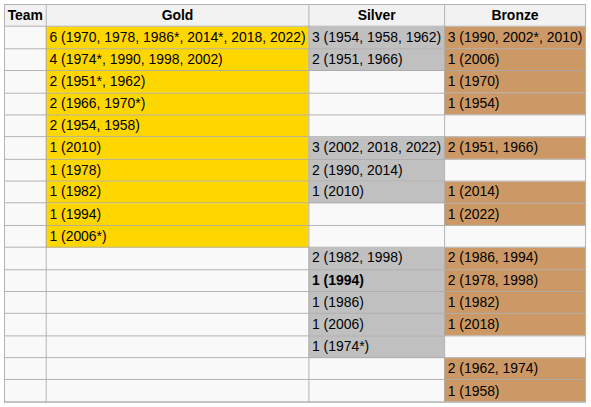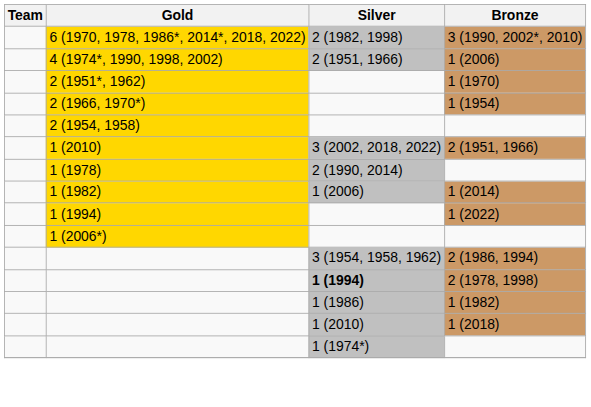(377, 37) 3 (1954, 1958, 1962) -> (357, 37) 2 (1982, 1998)
(338, 192) 1 (2010) -> (338, 192) 1 (2006)
(357, 258) 2 (1982, 1998) -> (377, 258) 3 (1954, 1958, 1962)
(338, 324) 1 (2006) -> (338, 324) 1 (2010)
- row: (177, 369)
- row: (177, 391)
